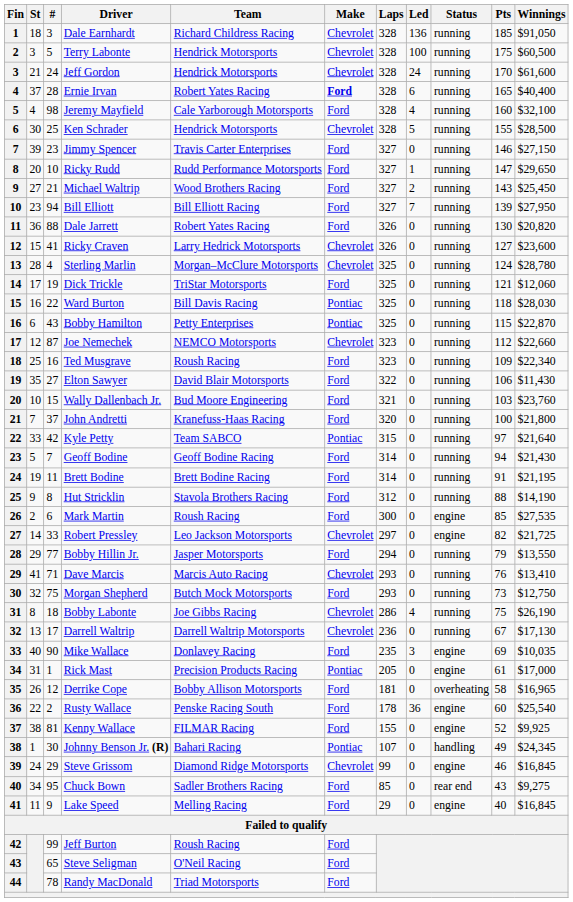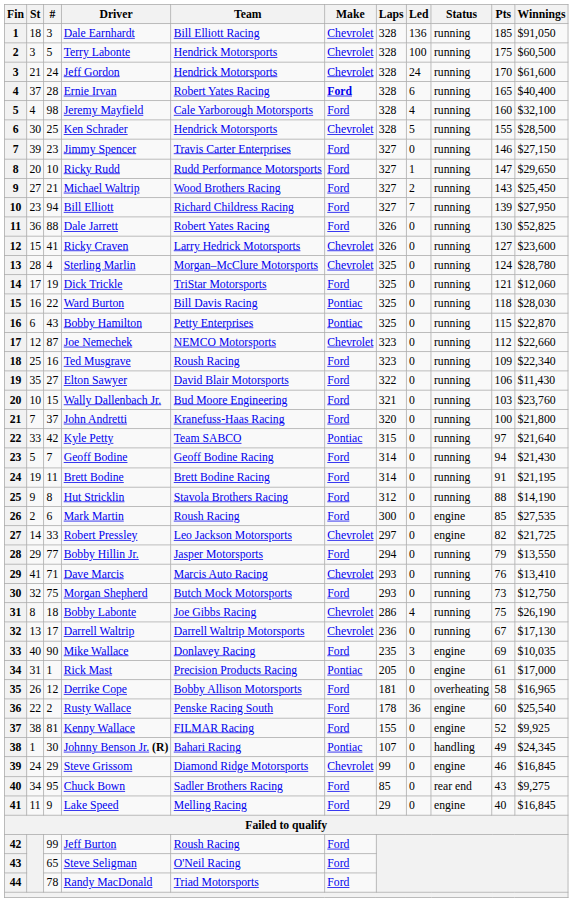(234, 33) Richard Childress Racing -> (217, 33) Bill Elliott Racing
(217, 207) Bill Elliott Racing -> (234, 207) Richard Childress Racing
(537, 226) $20,820 -> (537, 226) $52,825
